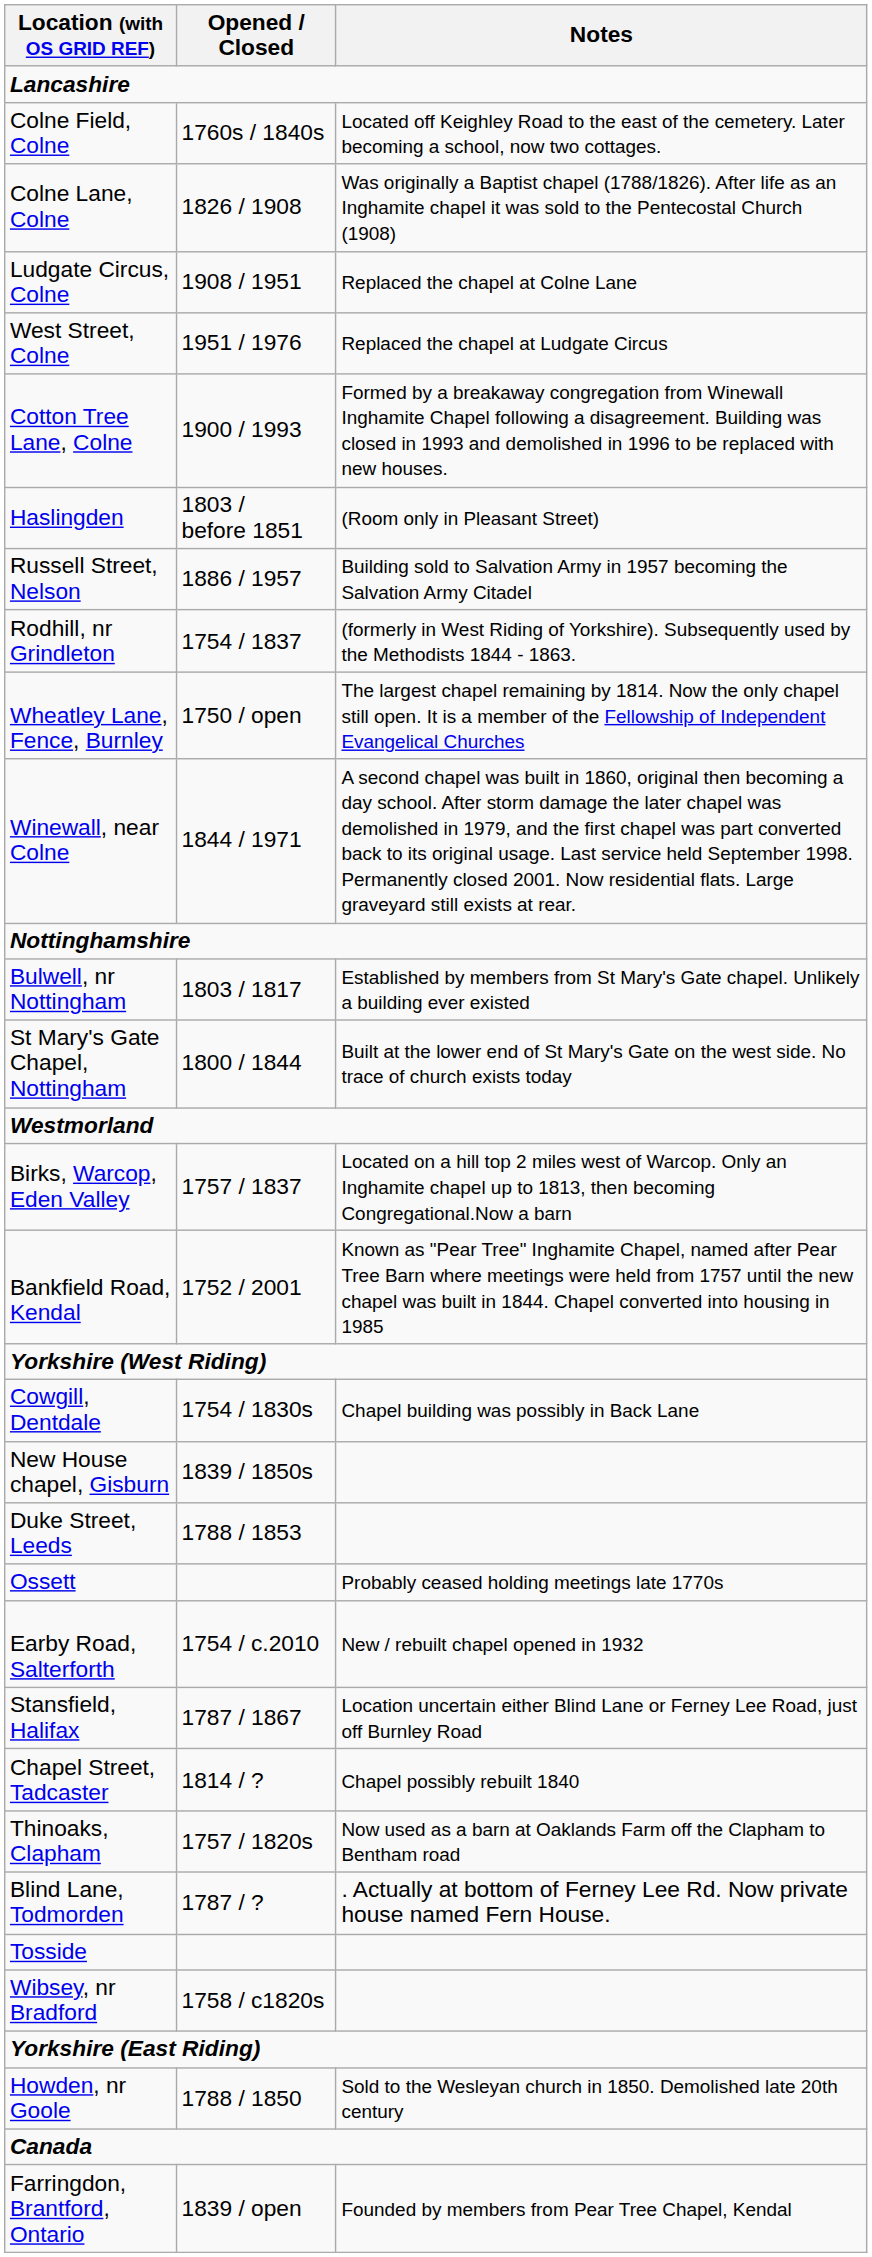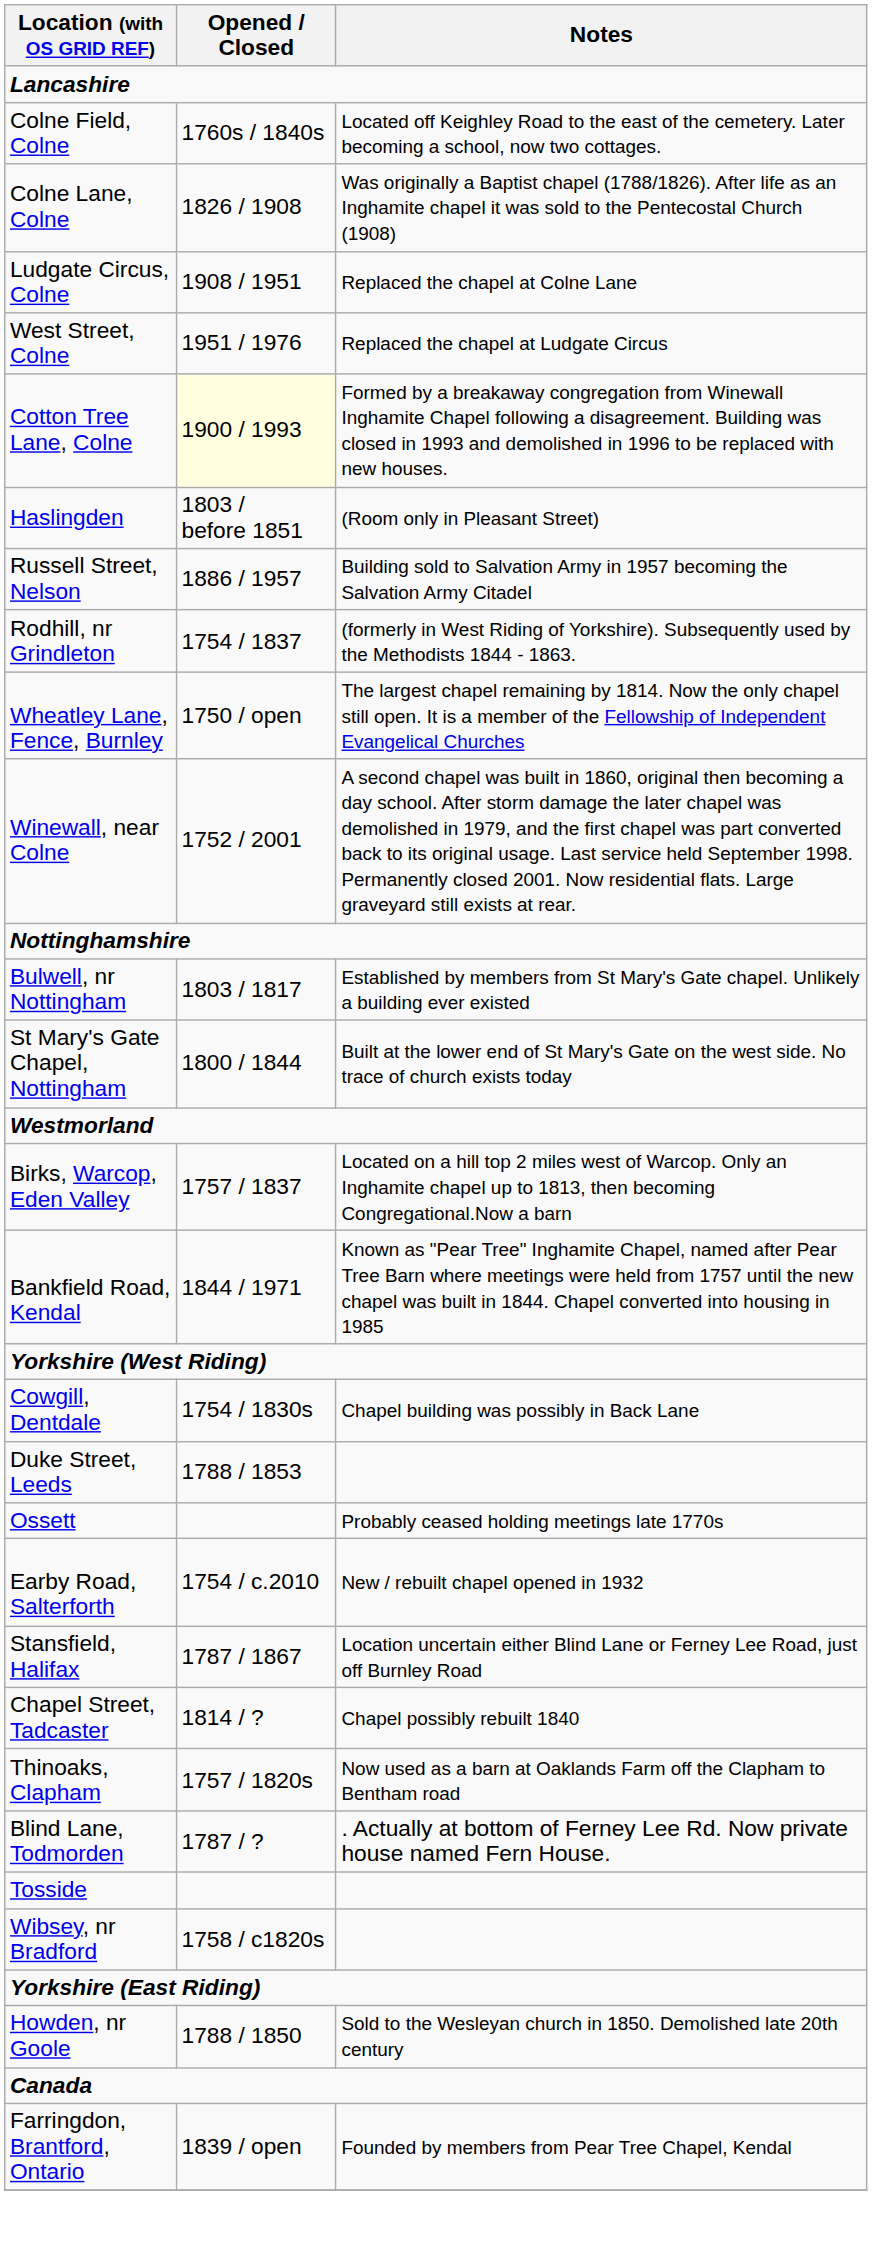(242, 430) no background -> (242, 430) lightyellow background
(242, 840) 1844 / 1971 -> (242, 840) 1752 / 2001
(242, 1286) 1752 / 2001 -> (242, 1286) 1844 / 1971
- row: (90, 1471)
